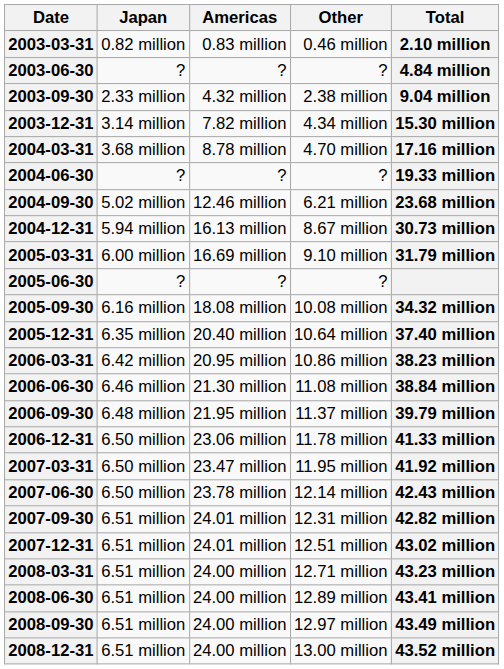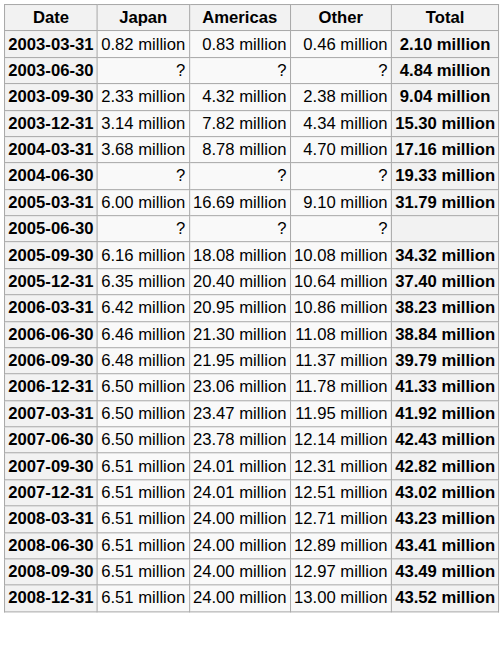- row: (51, 202)
- row: (51, 228)
